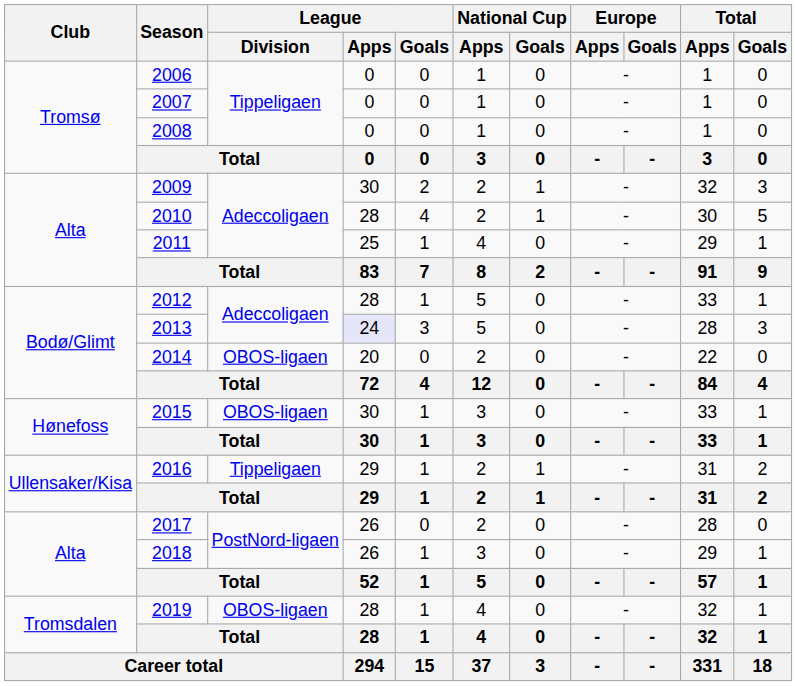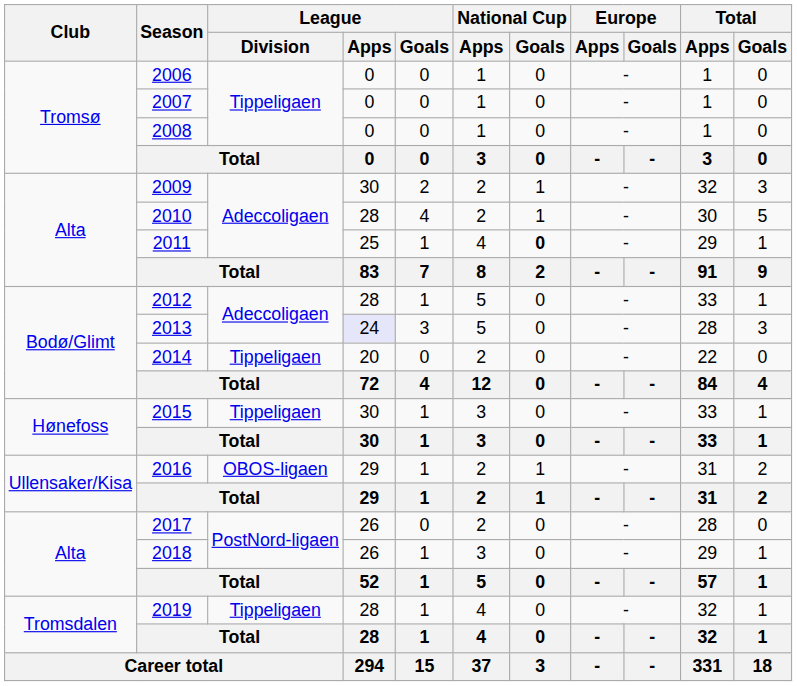(540, 243) normal -> (540, 243) bold
(275, 356) OBOS-ligaen -> (275, 356) Tippeligaen
(275, 412) OBOS-ligaen -> (275, 412) Tippeligaen
(275, 469) Tippeligaen -> (275, 469) OBOS-ligaen
(275, 610) OBOS-ligaen -> (275, 610) Tippeligaen
